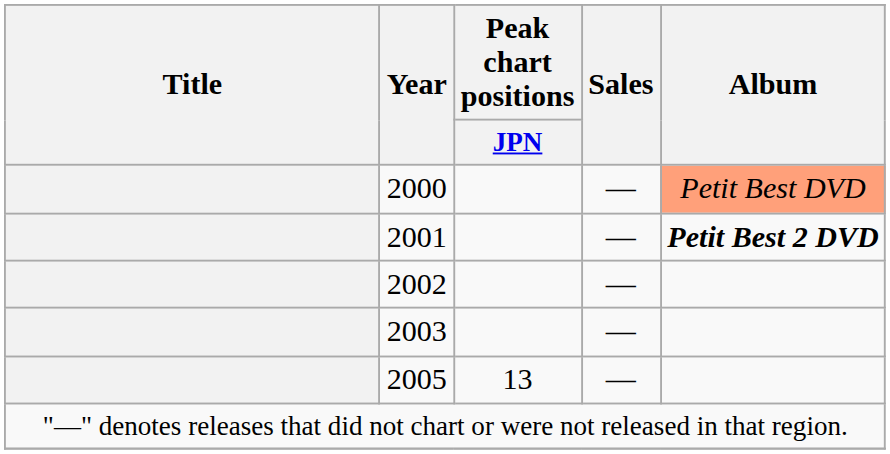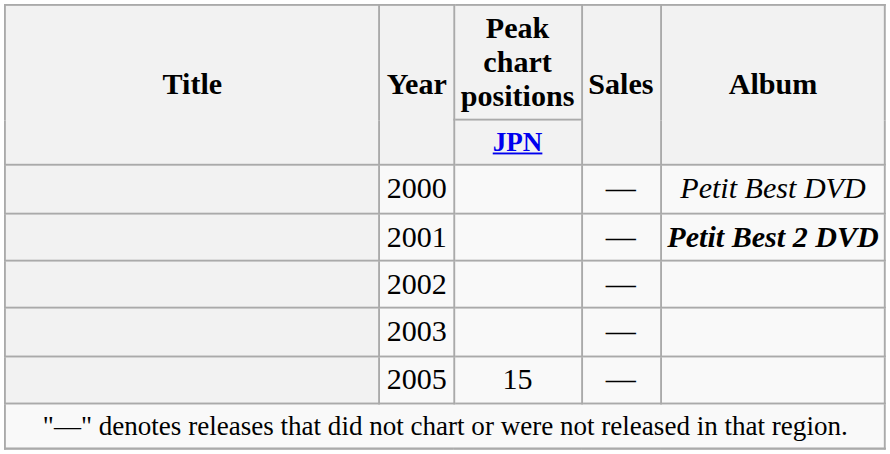(773, 188) lightsalmon background -> (773, 188) no background
(518, 379) 13 -> (518, 379) 15
